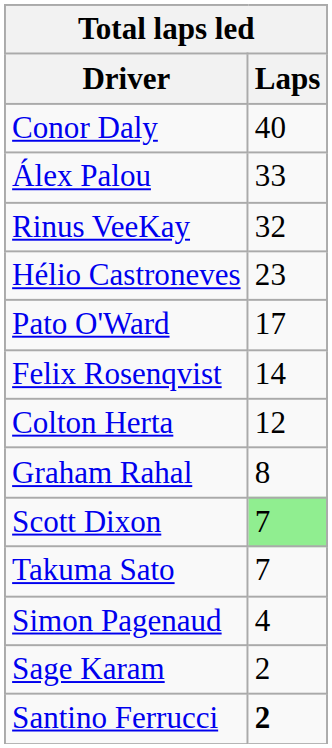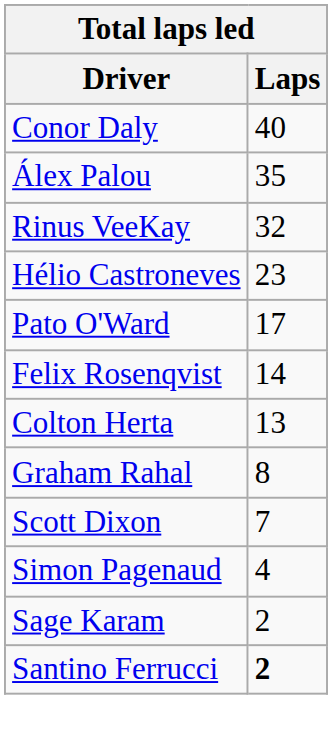(270, 176) 33 -> (270, 176) 35
(270, 422) 12 -> (270, 422) 13
(263, 521) lightgreen background -> (263, 521) no background
- row: (93, 570)
